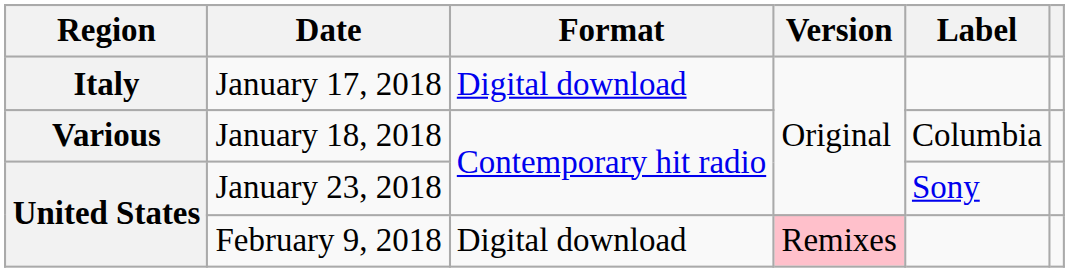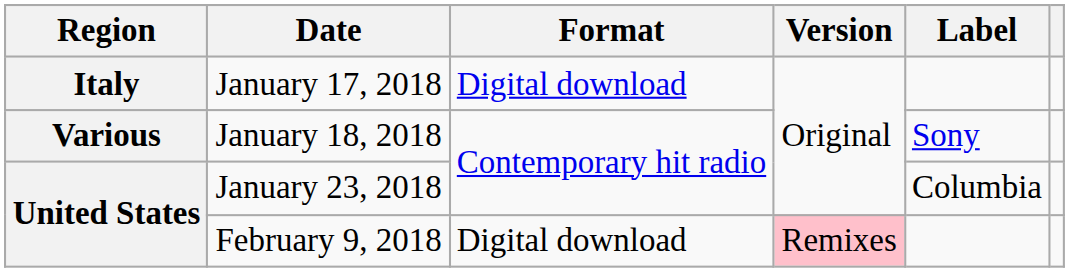(977, 135) Columbia -> (946, 135) Sony
(946, 187) Sony -> (977, 187) Columbia
